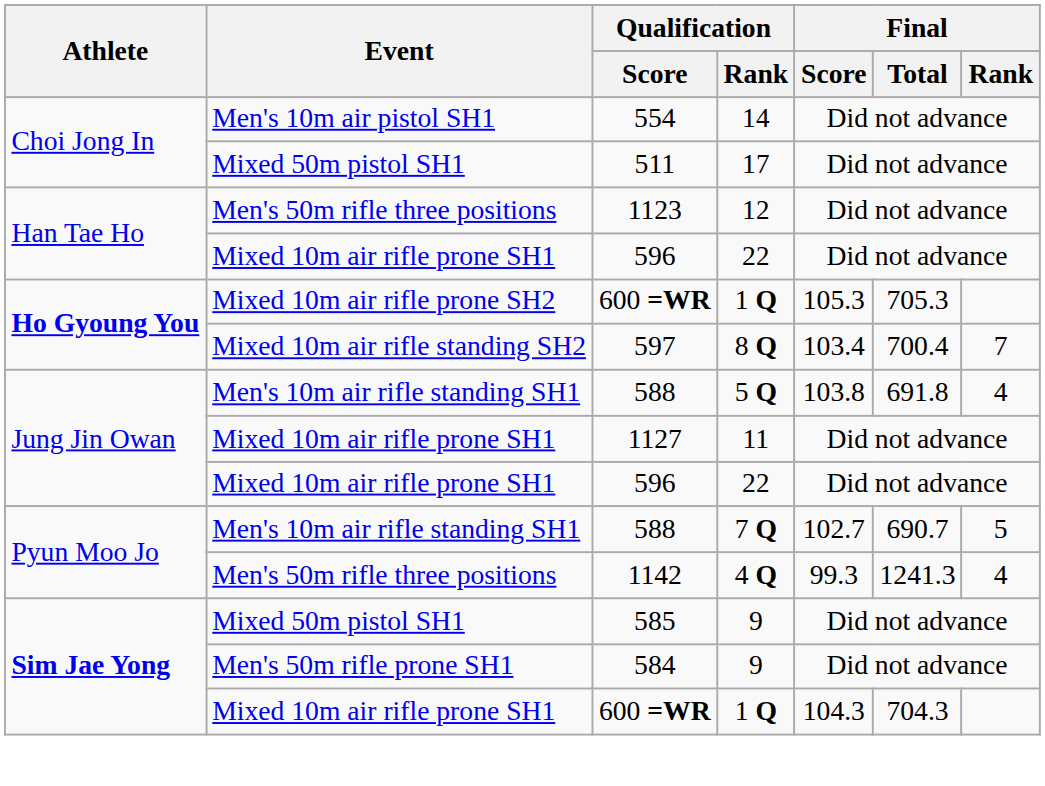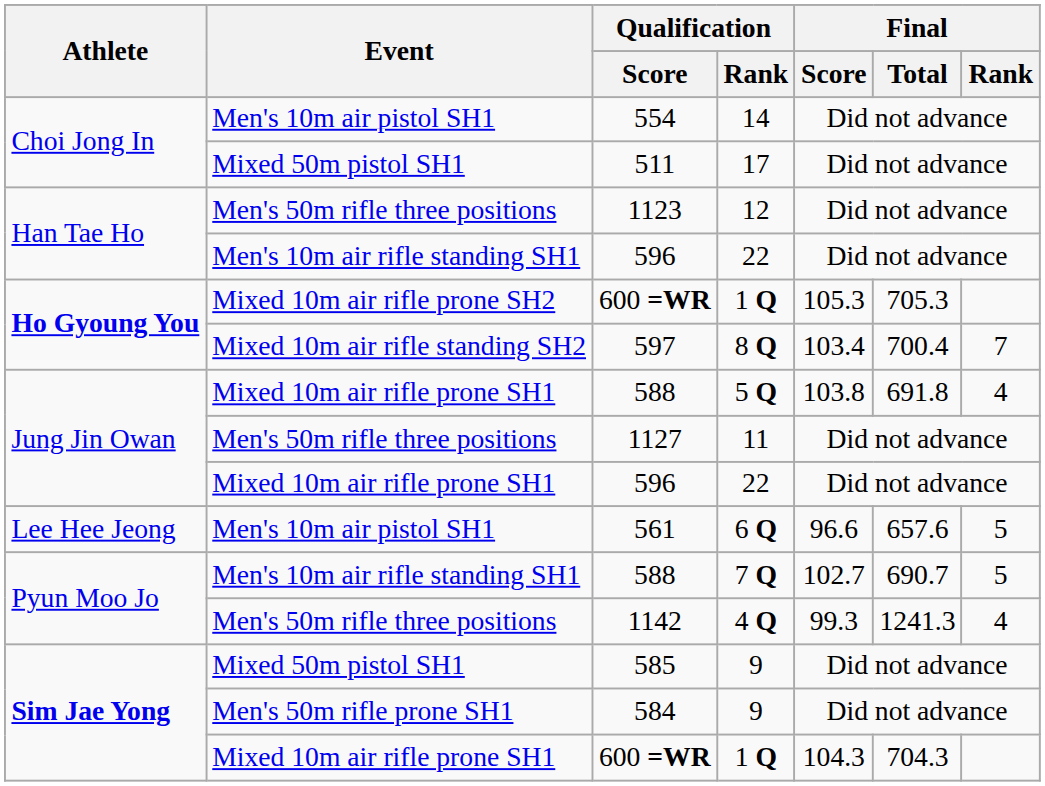(384, 255) Mixed 10m air rifle prone SH1 -> (396, 255) Men's 10m air rifle standing SH1
(396, 392) Men's 10m air rifle standing SH1 -> (384, 392) Mixed 10m air rifle prone SH1
(384, 438) Mixed 10m air rifle prone SH1 -> (384, 438) Men's 50m rifle three positions
+ row: (94, 529)
